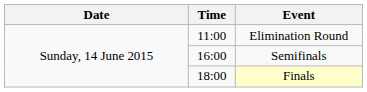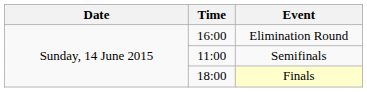(212, 35) 11:00 -> (212, 35) 16:00
(212, 55) 16:00 -> (212, 55) 11:00
